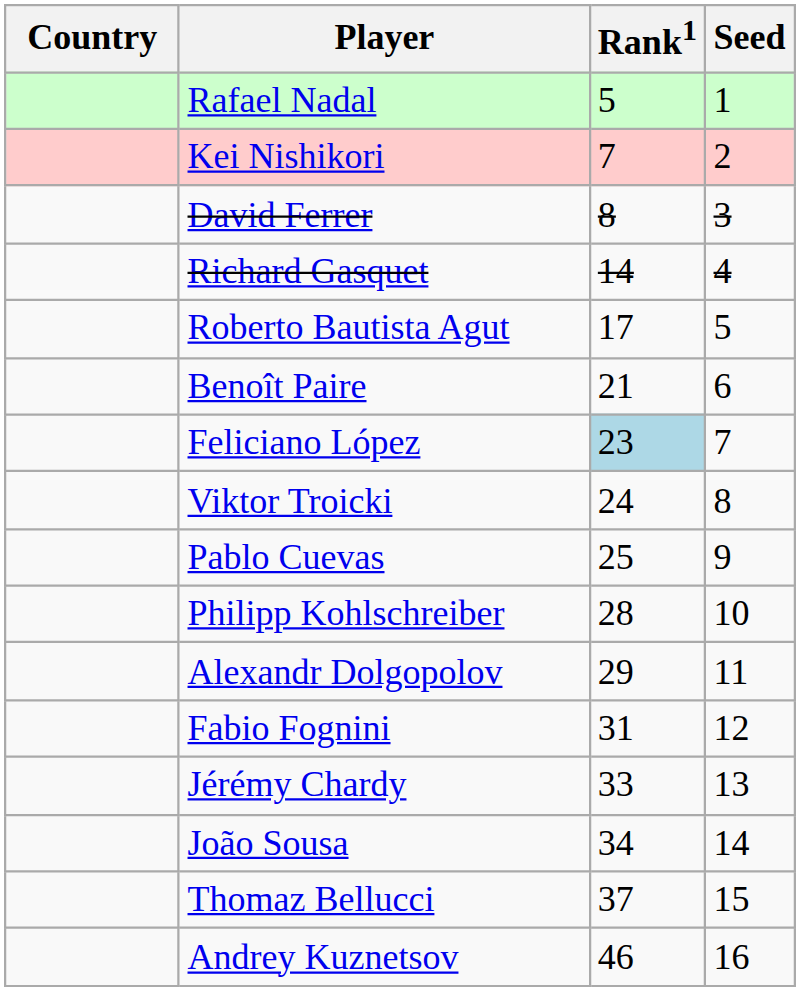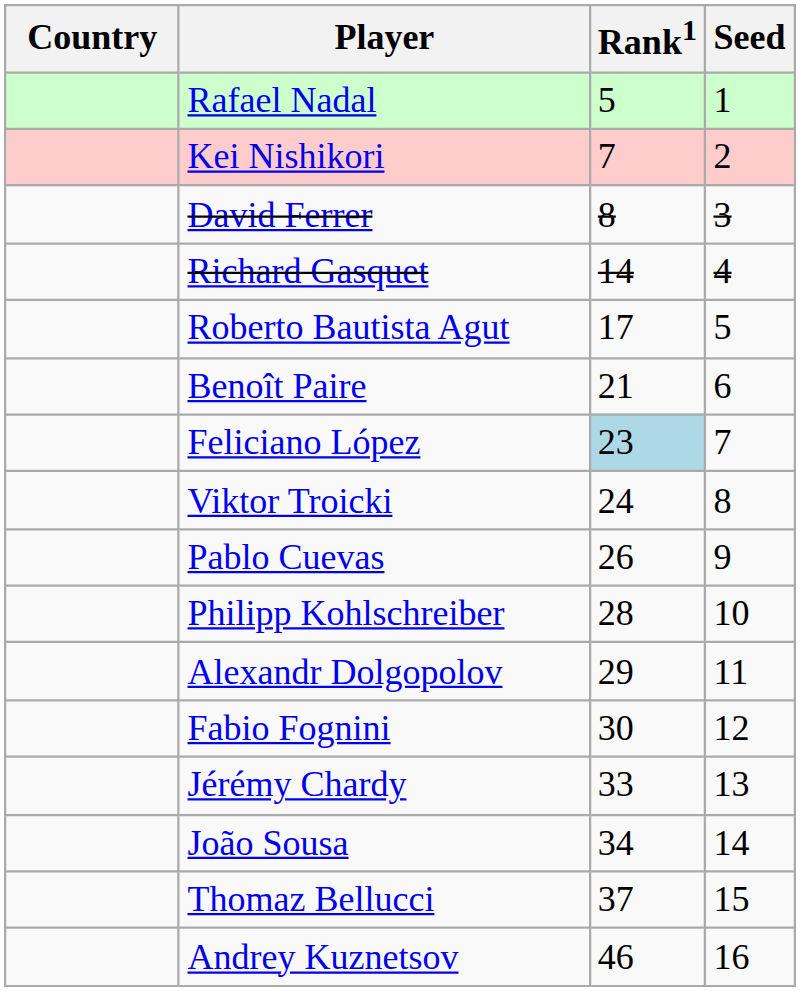(616, 556) 25 -> (616, 556) 26
(616, 727) 31 -> (616, 727) 30
